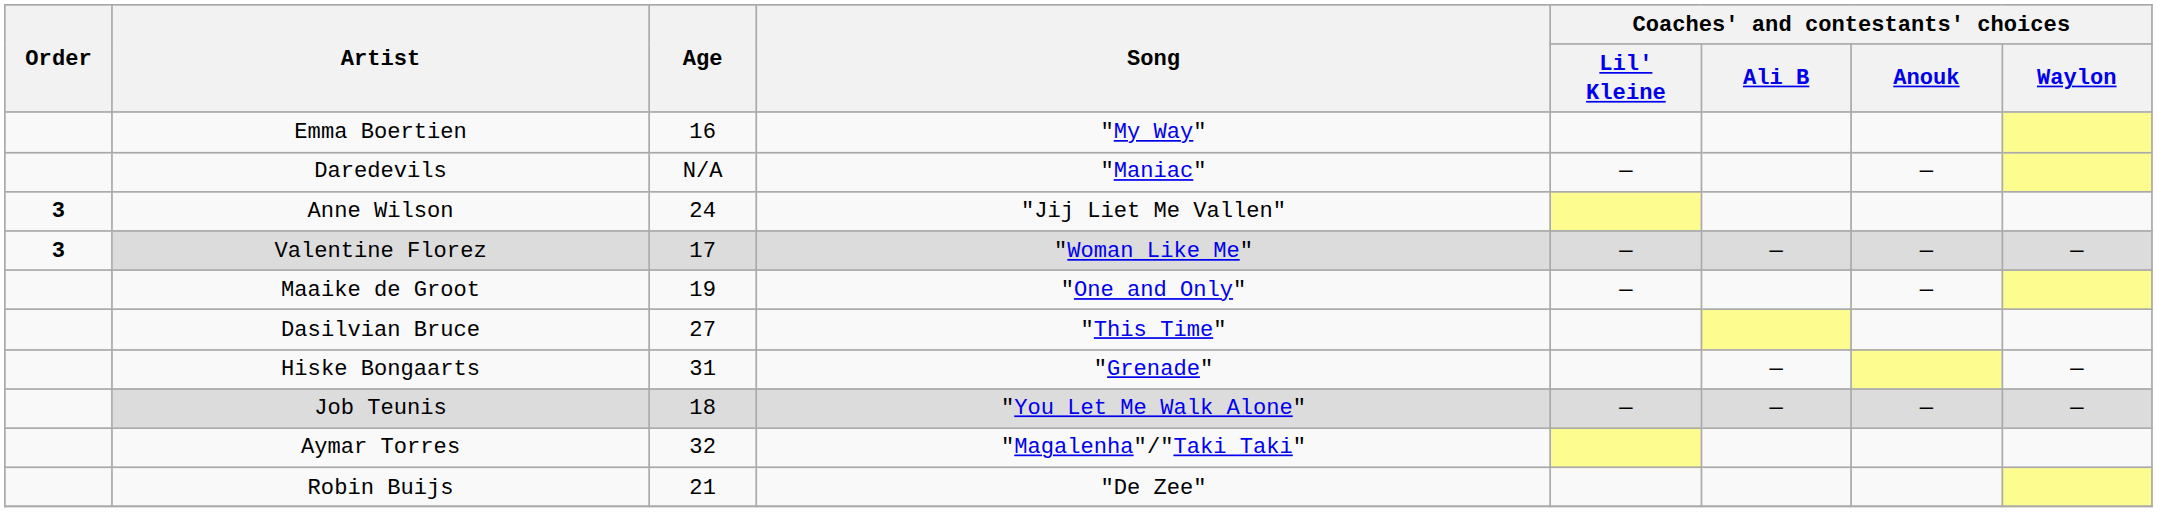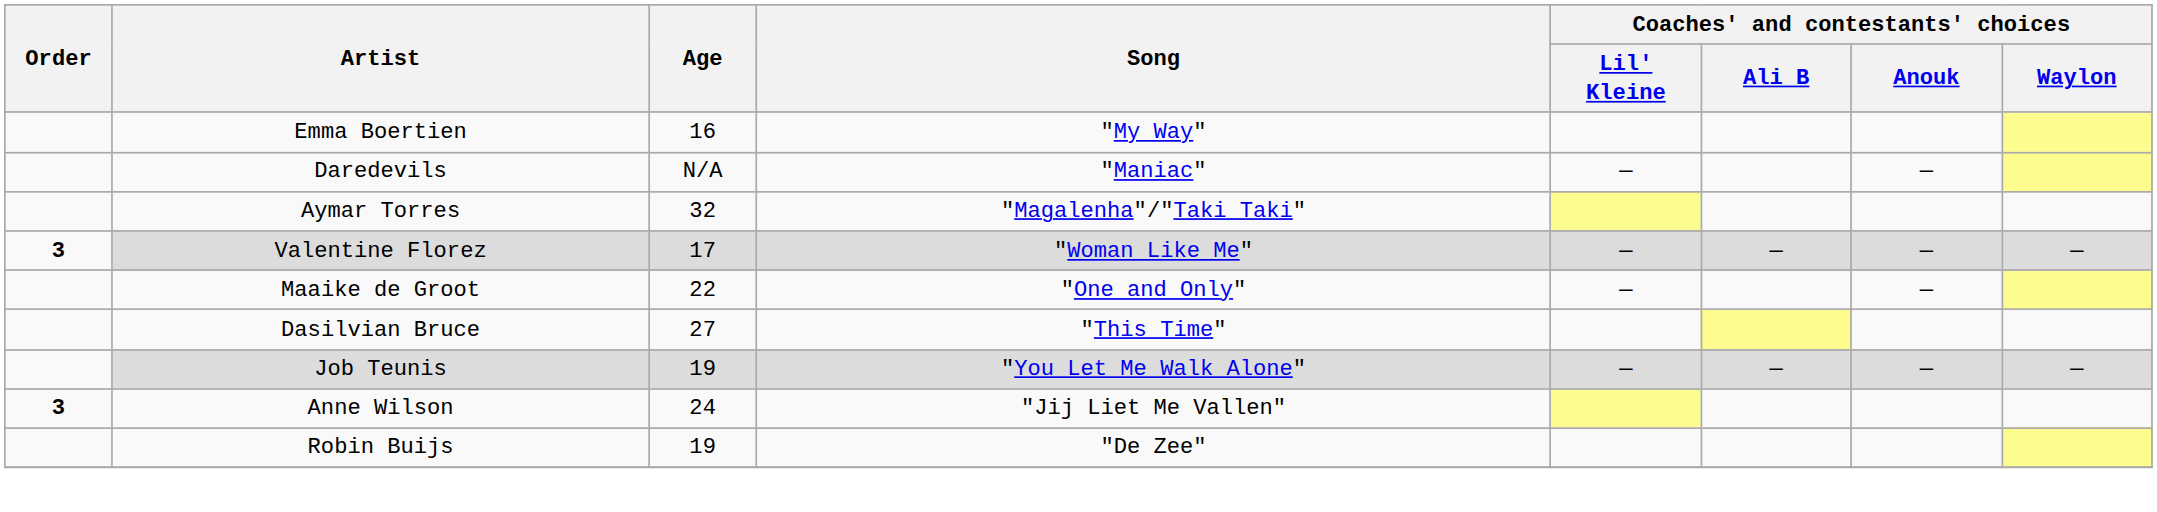rows swapped: (381, 211) <-> (381, 448)
(703, 290) 19 -> (703, 290) 22
- row: (381, 369)
(703, 408) 18 -> (703, 369) 19
(703, 487) 21 -> (703, 448) 19
